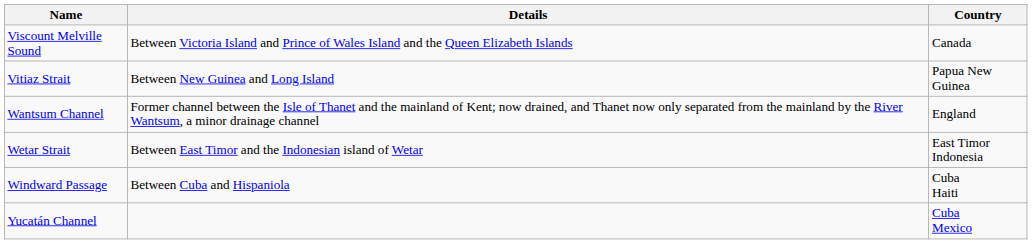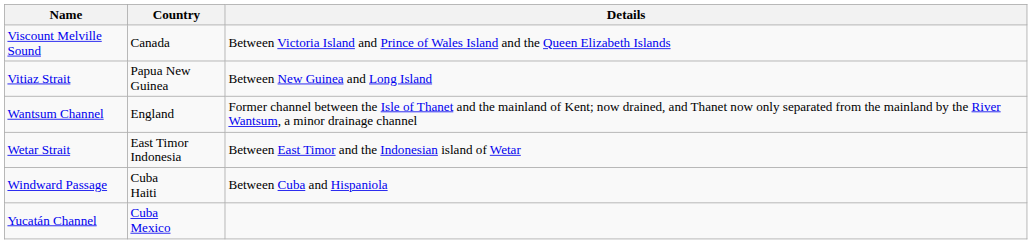columns swapped: (978, 14) <-> (528, 14)
